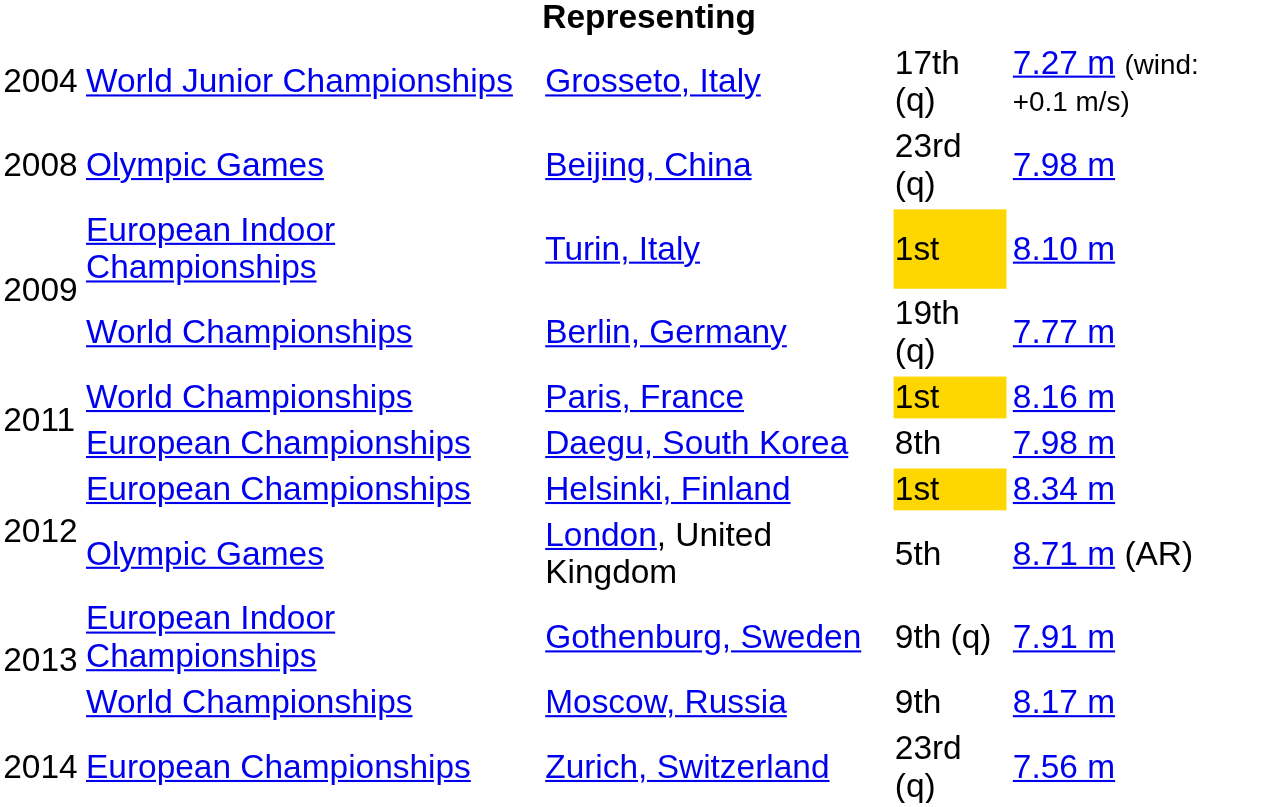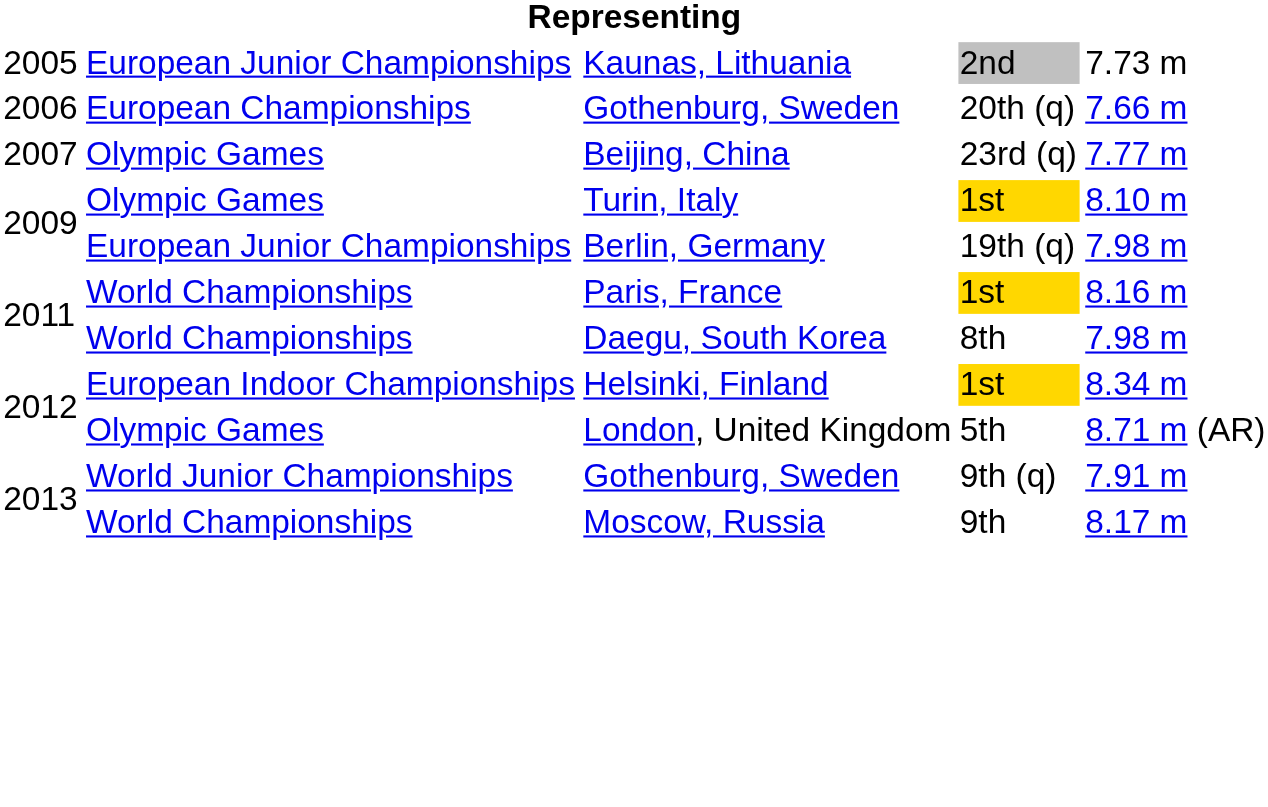- row: (653, 81)
+ row: (717, 62)
+ row: (741, 108)
(40, 164) 2008 -> (40, 154) 2007
(1064, 164) 7.98 m -> (1136, 154) 7.77 m
(211, 248) European Indoor Championships -> (205, 200) Olympic Games
(249, 332) World Championships -> (329, 246) European Junior Championships
(1064, 332) 7.77 m -> (1136, 246) 7.98 m
(278, 442) European Championships -> (249, 338) World Championships
(278, 488) European Championships -> (330, 384) European Indoor Championships
(211, 637) European Indoor Championships -> (299, 476) World Junior Championships
- row: (687, 766)
